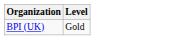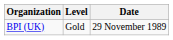+ column: (129, 12)
